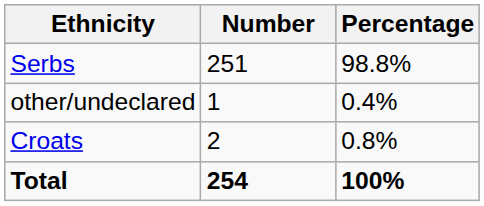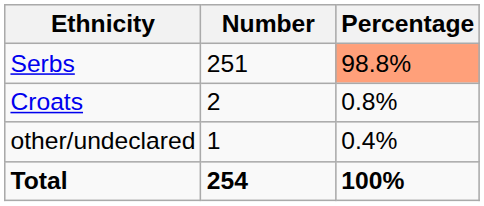(376, 63) no background -> (376, 63) lightsalmon background
rows swapped: (47, 141) <-> (103, 102)
